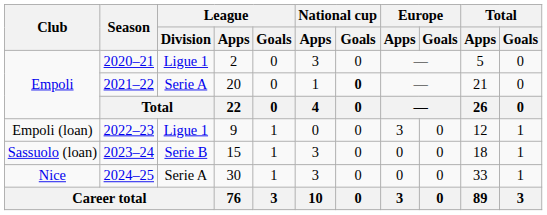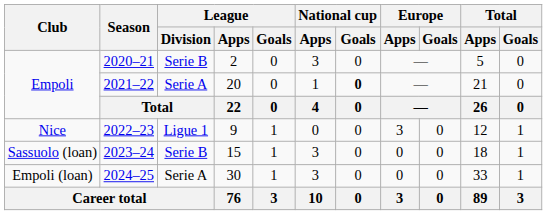(186, 61) Ligue 1 -> (186, 61) Serie B
(52, 130) Empoli (loan) -> (52, 130) Nice
(52, 175) Nice -> (52, 175) Empoli (loan)
